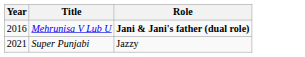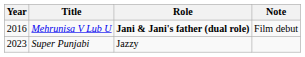+ column: (276, 12)
(17, 44) 2021 -> (17, 44) 2023
